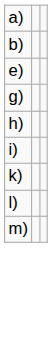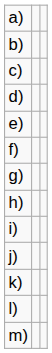+ row: (16, 71)
+ row: (16, 97)
+ row: (14, 150)
+ row: (13, 255)
